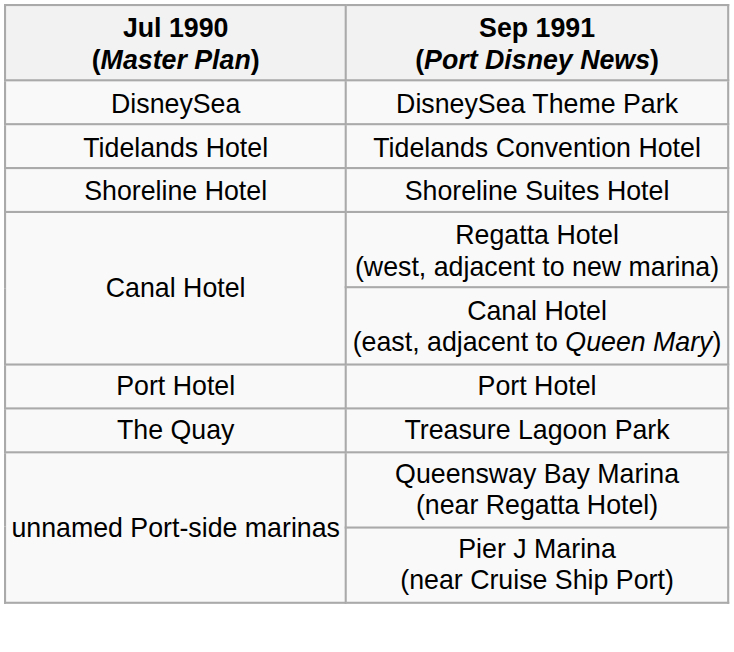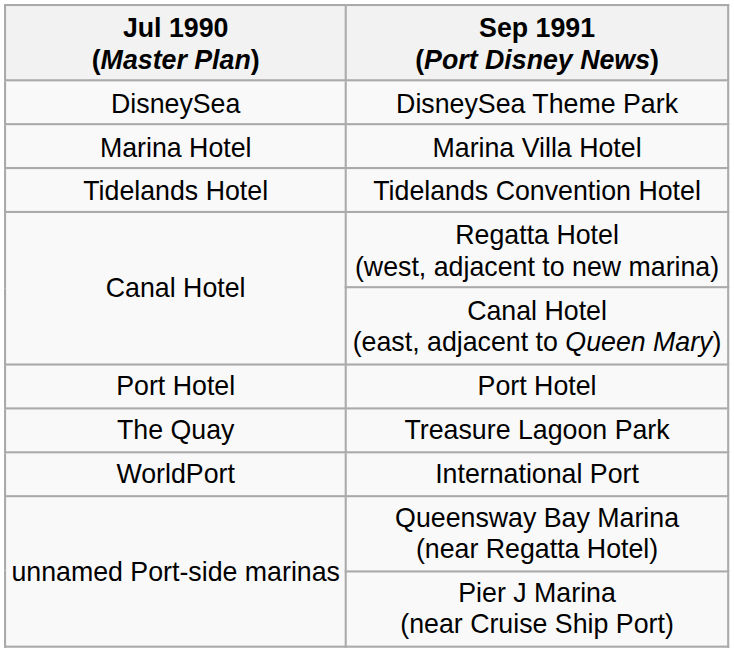+ row: (537, 146)
- row: (537, 190)
+ row: (537, 474)
